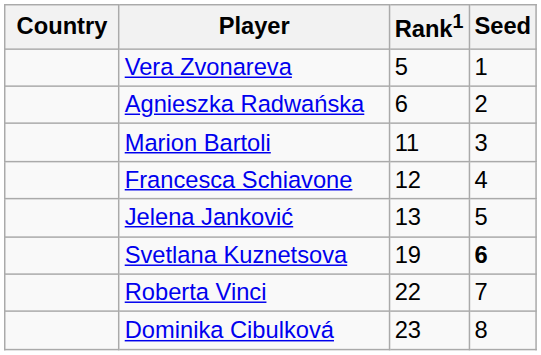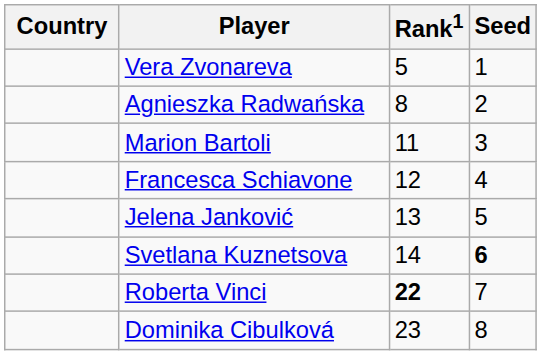(401, 104) 6 -> (401, 104) 8
(408, 255) 19 -> (408, 255) 14
(408, 292) normal -> (408, 292) bold
